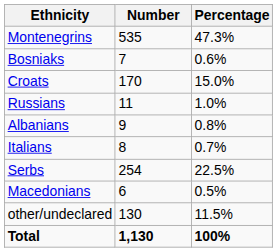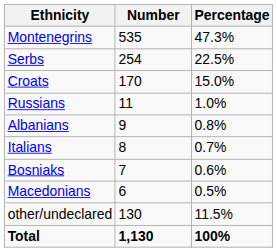rows swapped: (26, 170) <-> (36, 59)
